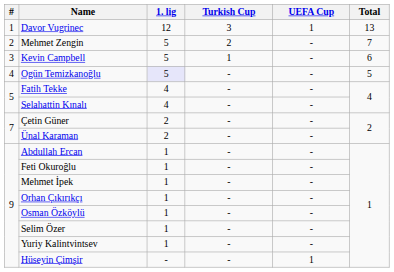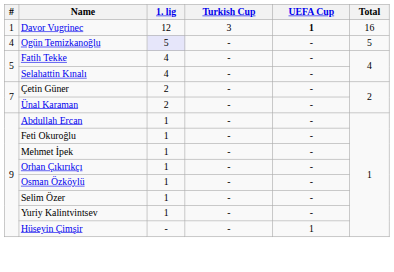(311, 27) normal -> (311, 27) bold
(369, 27) 13 -> (369, 27) 16
- row: (52, 43)
- row: (53, 58)
